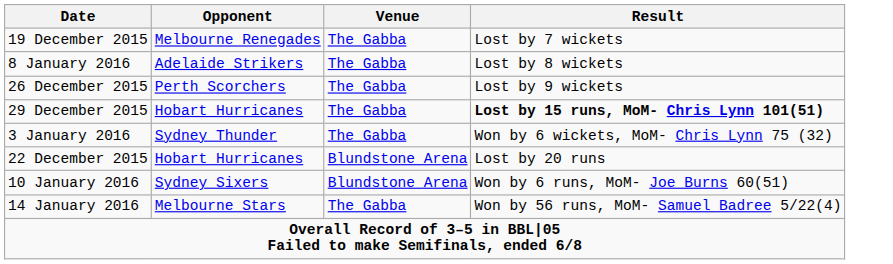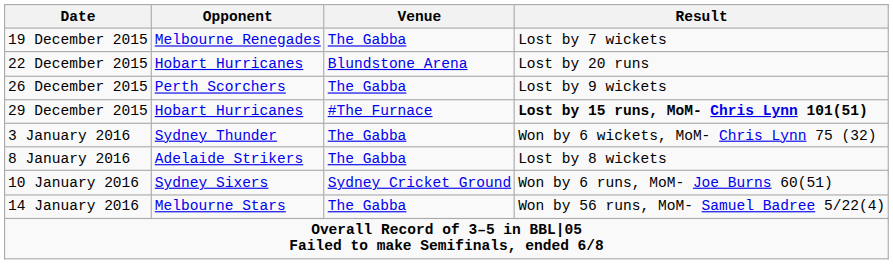rows swapped: (78, 159) <-> (69, 64)
(367, 111) The Gabba -> (380, 111) #The Furnace
(398, 183) Blundstone Arena -> (419, 183) Sydney Cricket Ground
